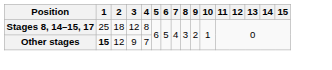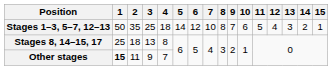+ row: (58, 27)
(134, 27) 12 -> (150, 42) 13
(119, 42) 12 -> (135, 57) 11
